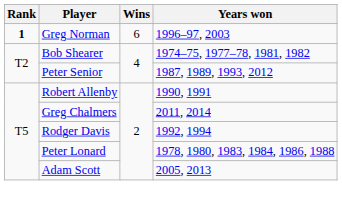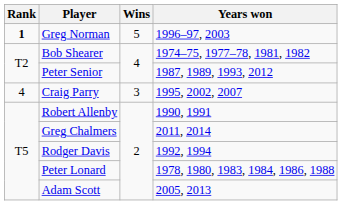(137, 33) 6 -> (137, 33) 5
+ row: (70, 92)
